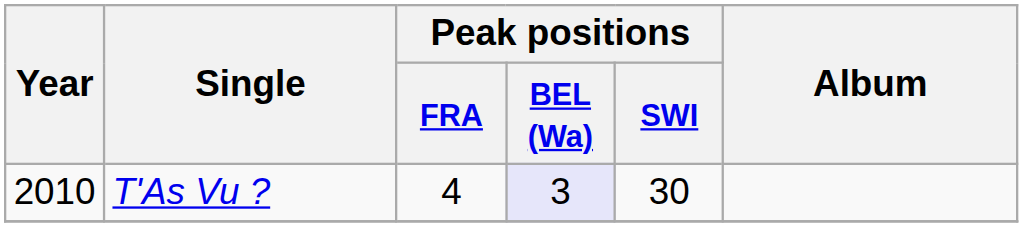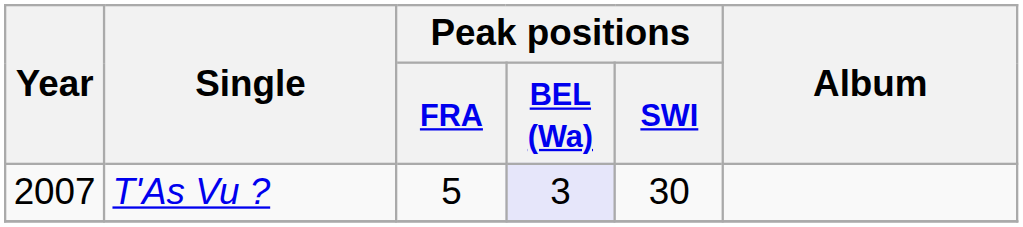(55, 191) 2010 -> (55, 191) 2007
(451, 191) 4 -> (451, 191) 5
